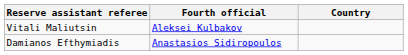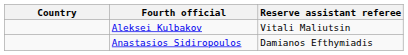columns swapped: (351, 12) <-> (77, 12)
